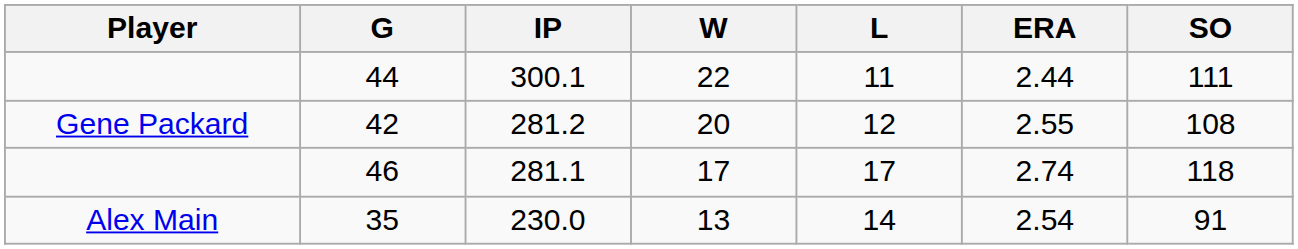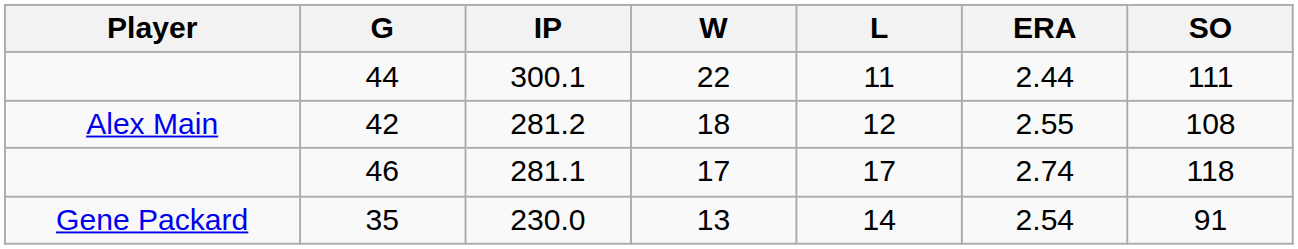(152, 123) Gene Packard -> (152, 123) Alex Main
(714, 123) 20 -> (714, 123) 18
(152, 219) Alex Main -> (152, 219) Gene Packard
